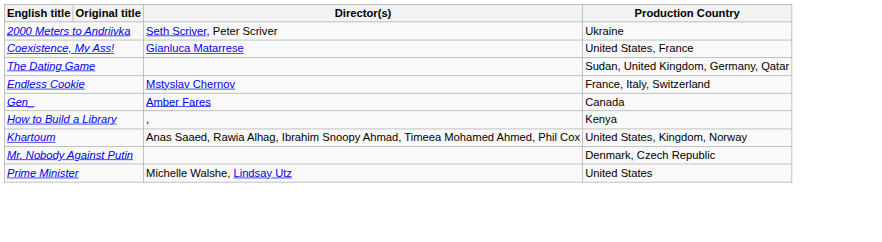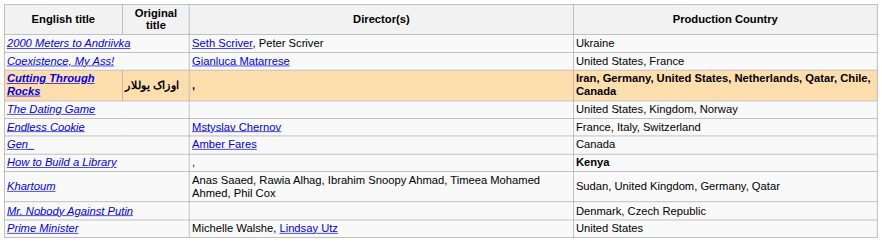+ row: (51, 85)
(687, 66) Sudan, United Kingdom, Germany, Qatar -> (657, 109) United States, Kingdom, Norway
(601, 119) normal -> (593, 162) bold
(666, 137) United States, Kingdom, Norway -> (678, 186) Sudan, United Kingdom, Germany, Qatar
